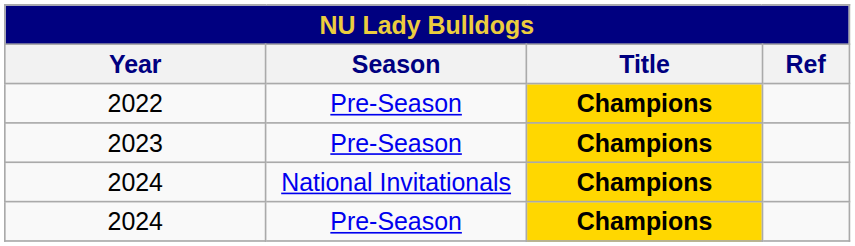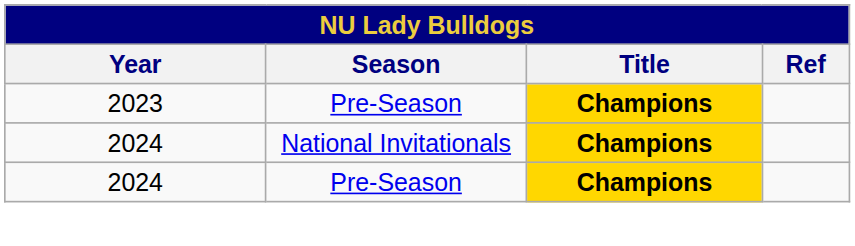- row: (135, 104)
